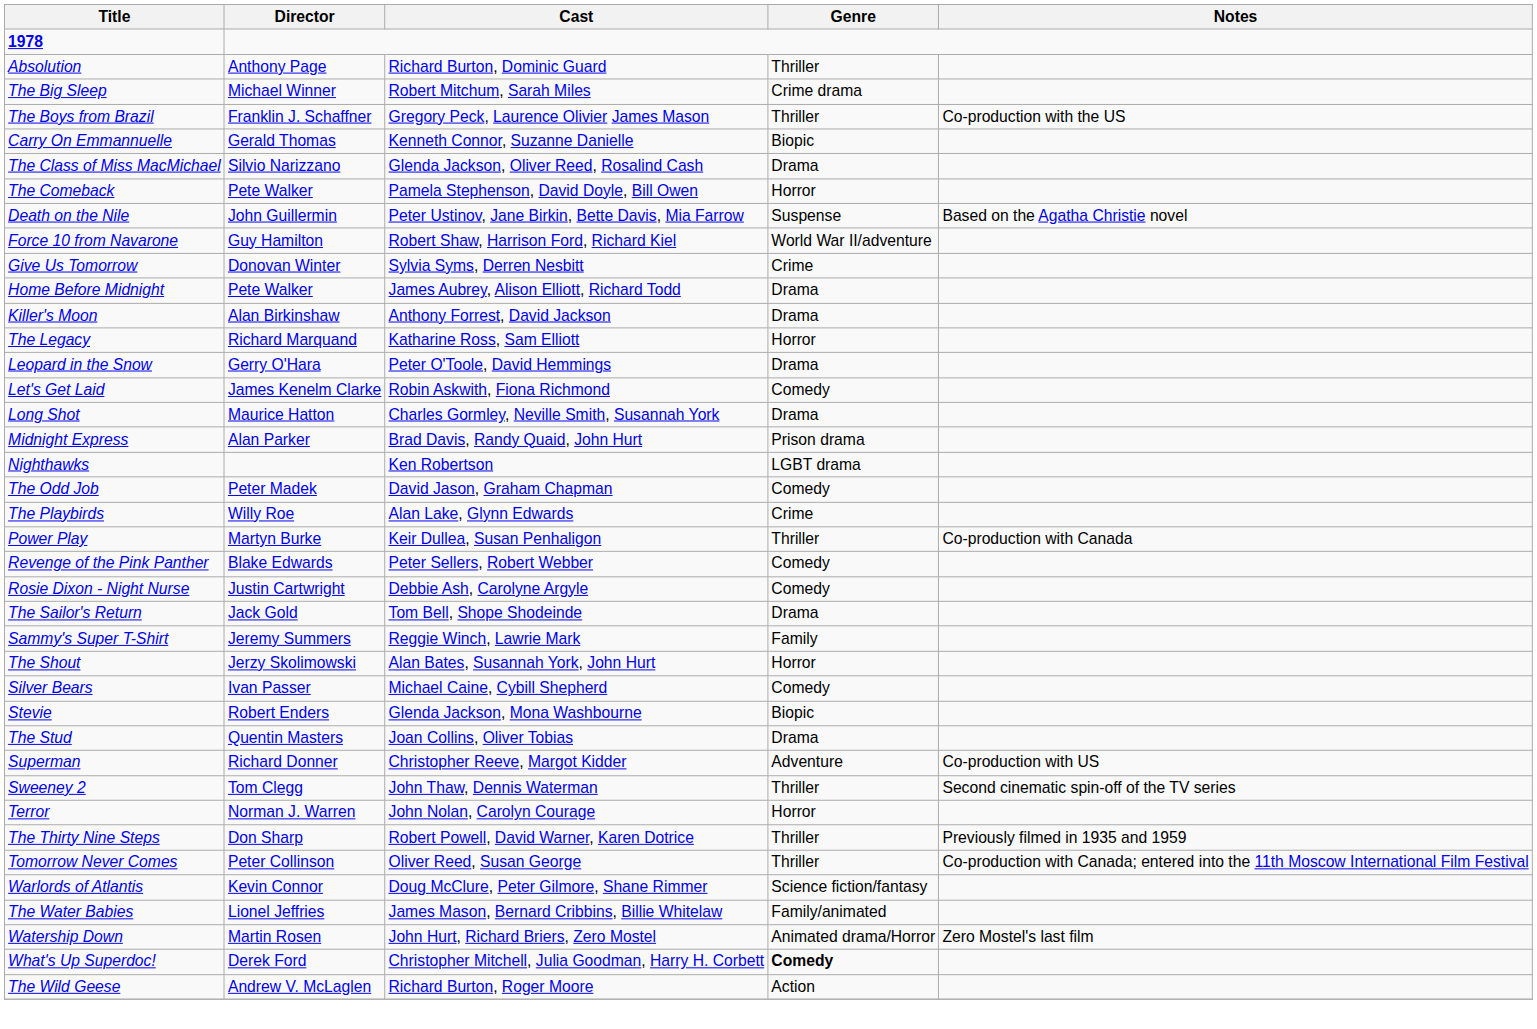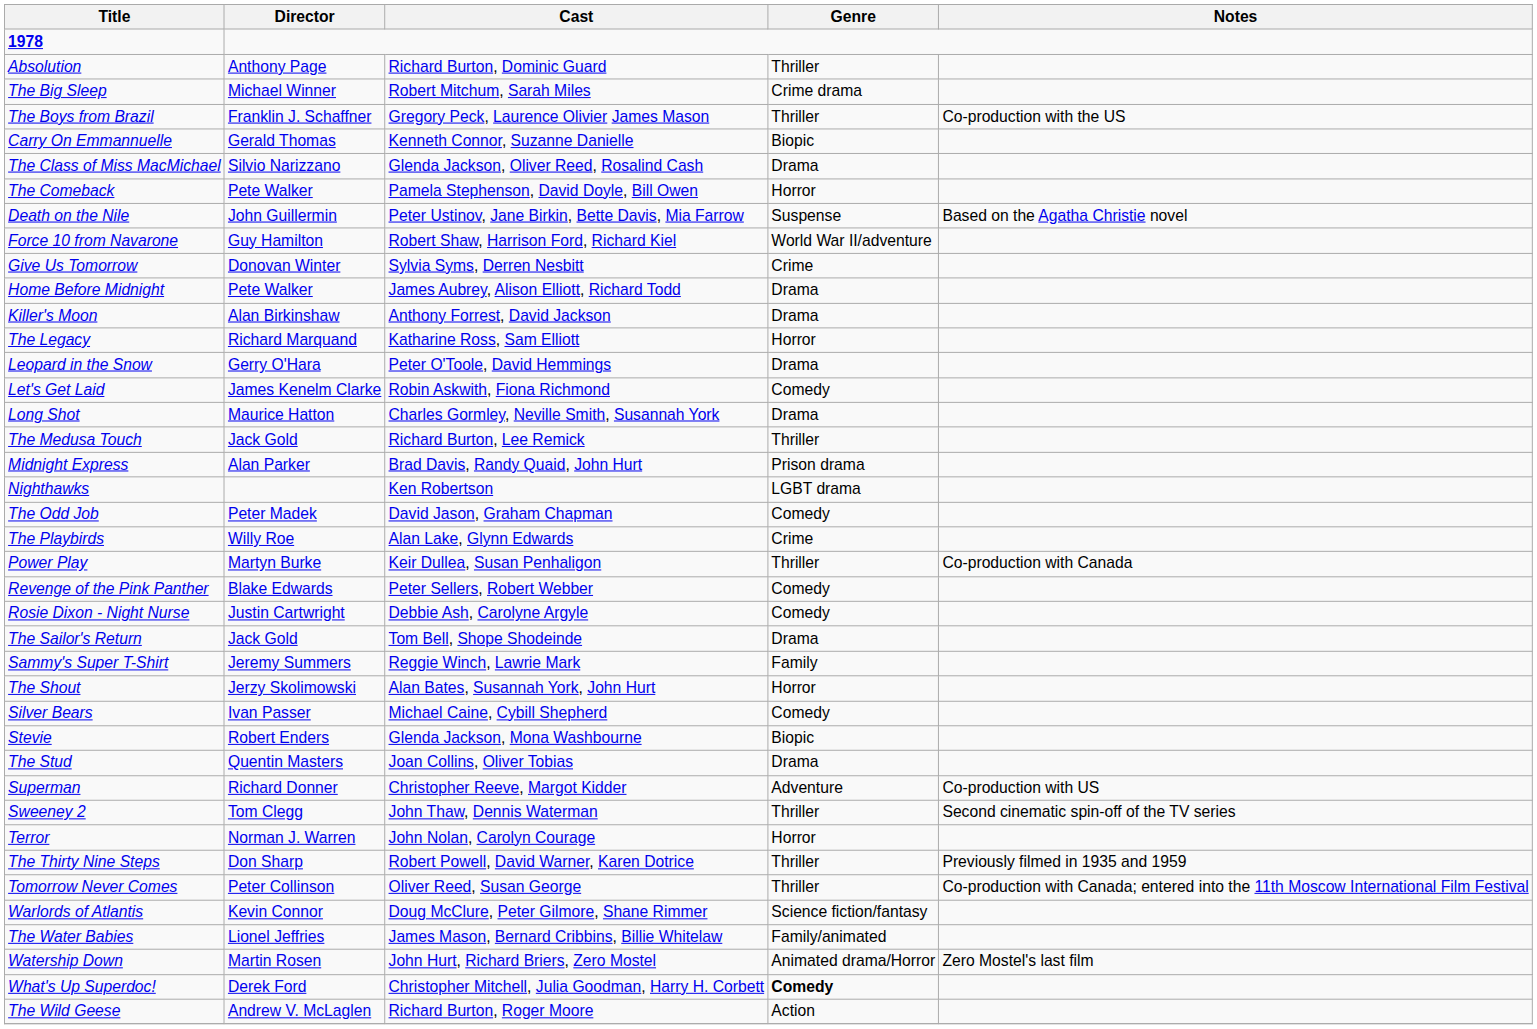+ row: (75, 439)
